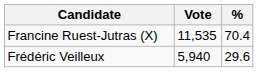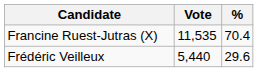(194, 56) 5,940 -> (194, 56) 5,440
